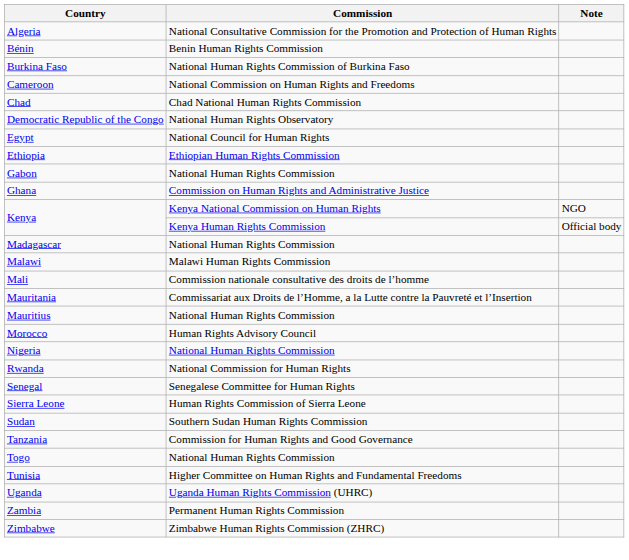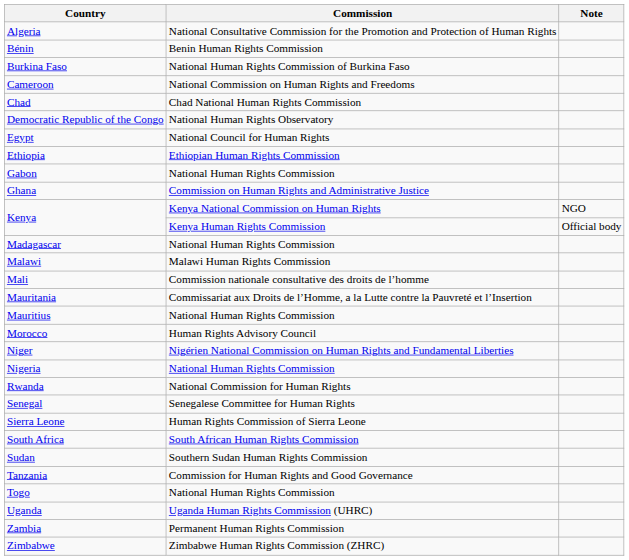+ row: (20, 350)
+ row: (35, 439)
- row: (24, 475)
